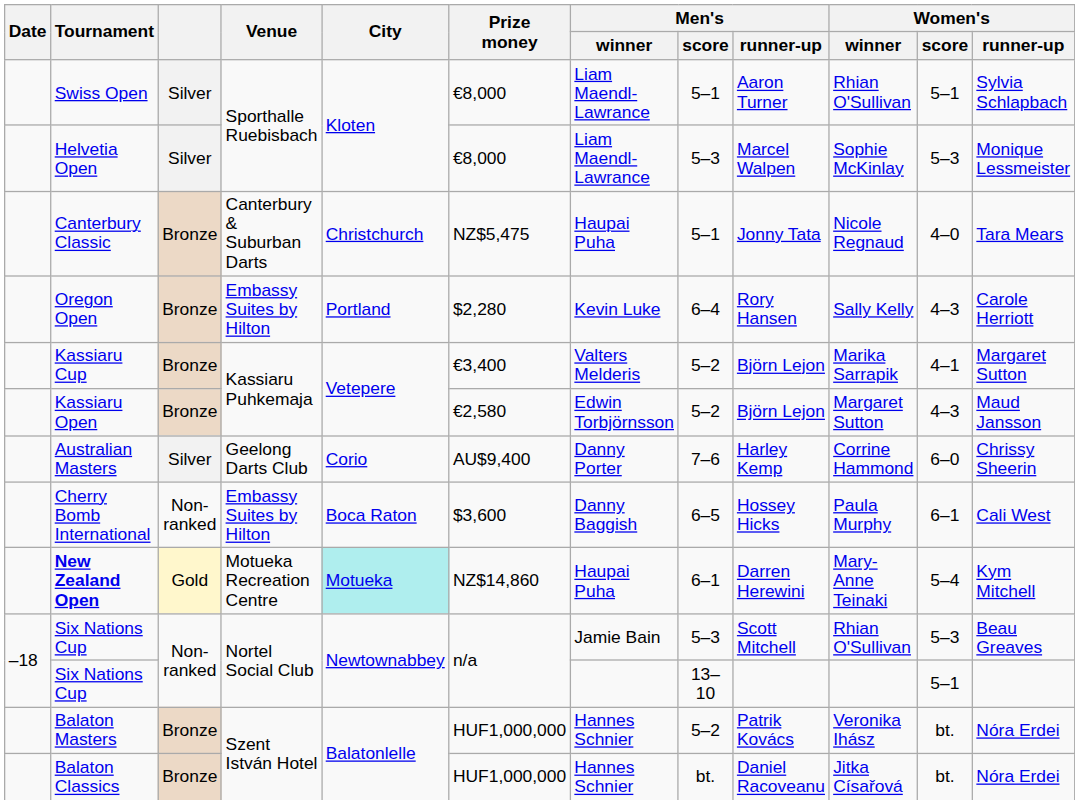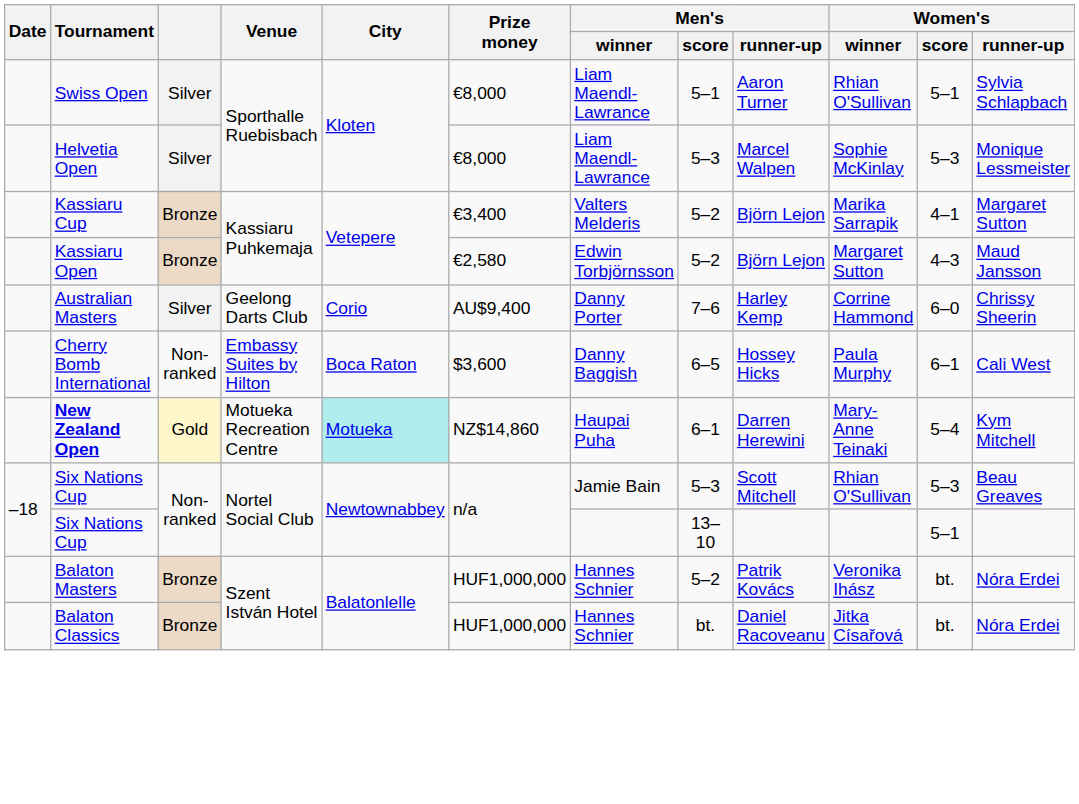- row: (98, 233)
- row: (84, 309)
